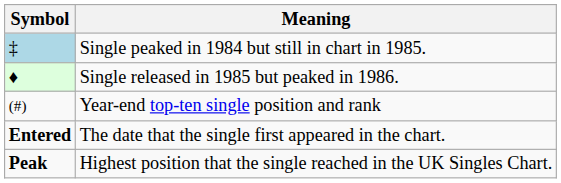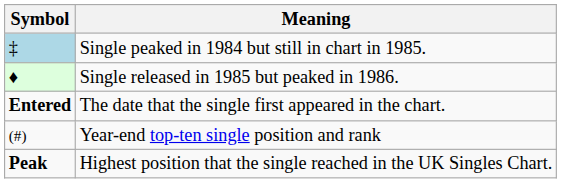rows swapped: (230, 105) <-> (263, 134)
